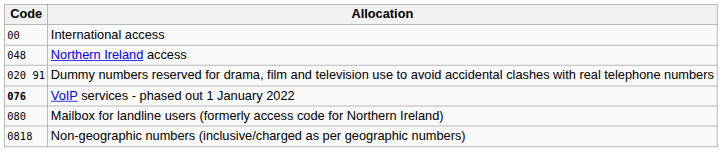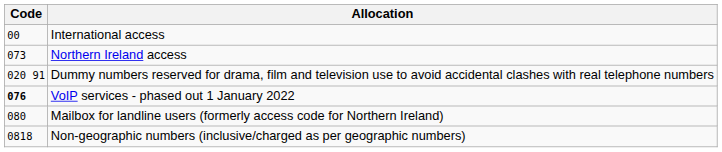(17, 56) 048 -> (17, 56) 073
